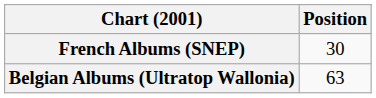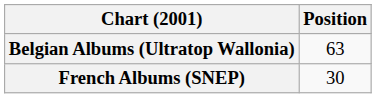rows swapped: (152, 78) <-> (152, 48)
